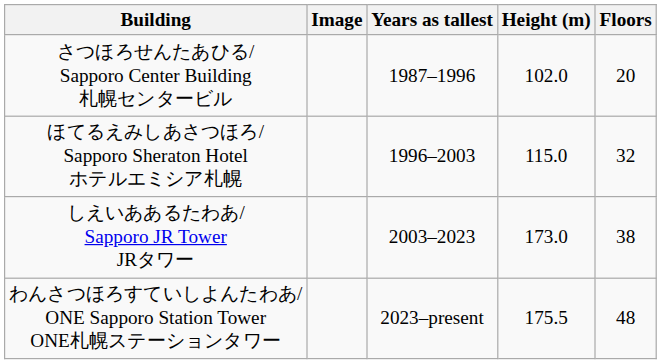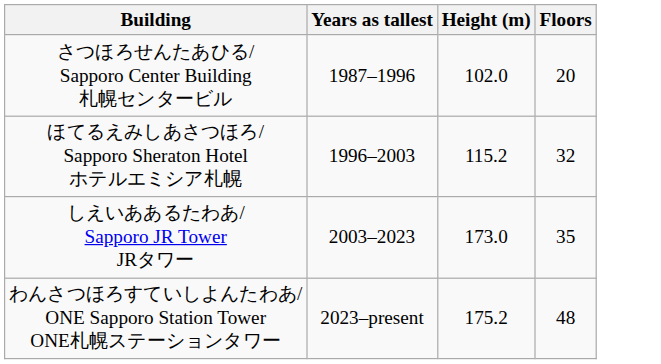- column: (337, 19)
(546, 156) 115.0 -> (486, 156) 115.2
(626, 237) 38 -> (566, 237) 35
(546, 317) 175.5 -> (486, 317) 175.2
